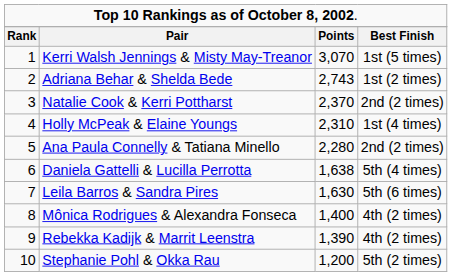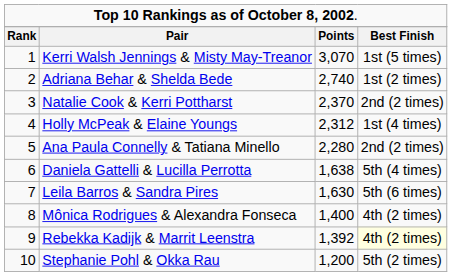(336, 79) 2,743 -> (336, 79) 2,740
(336, 125) 2,310 -> (336, 125) 2,312
(336, 238) 1,390 -> (336, 238) 1,392
(402, 238) no background -> (402, 238) lightyellow background
